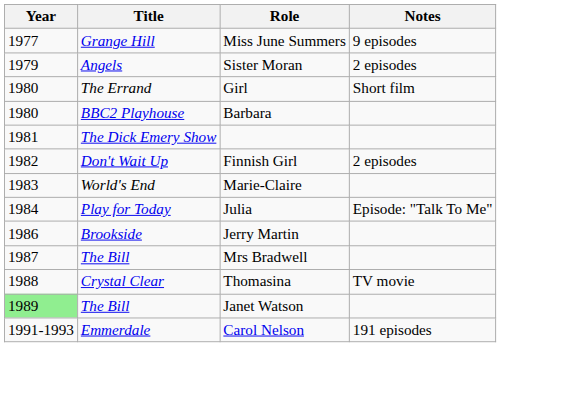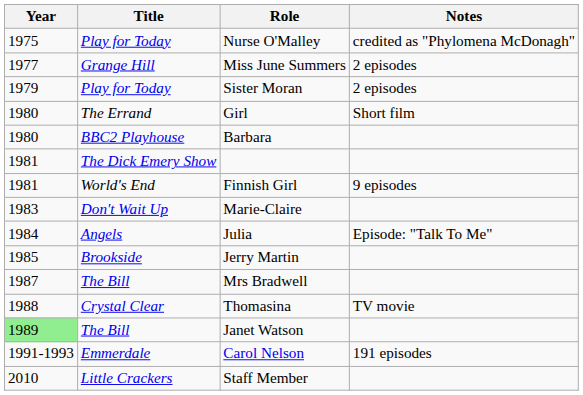+ row: (272, 40)
(385, 40) 9 episodes -> (385, 64) 2 episodes
(102, 64) Angels -> (126, 88) Play for Today
(23, 161) 1982 -> (23, 185) 1981
(124, 161) Don't Wait Up -> (118, 185) World's End
(385, 161) 2 episodes -> (385, 185) 9 episodes
(118, 185) World's End -> (124, 209) Don't Wait Up
(126, 209) Play for Today -> (102, 233) Angels
(23, 233) 1986 -> (23, 257) 1985
+ row: (266, 378)
